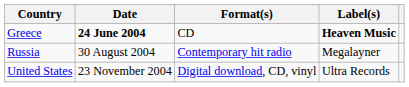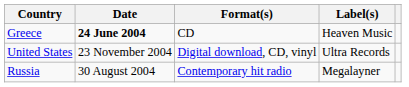(359, 33) bold -> (357, 33) normal
rows swapped: (23, 52) <-> (40, 71)
